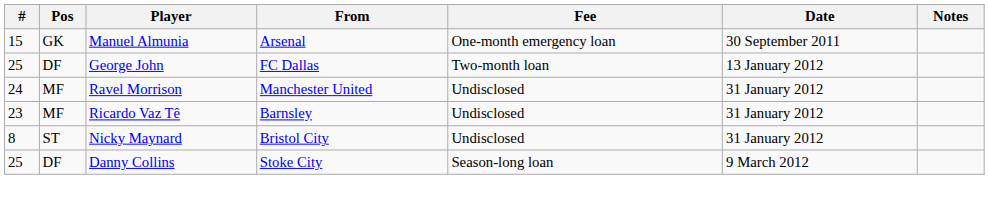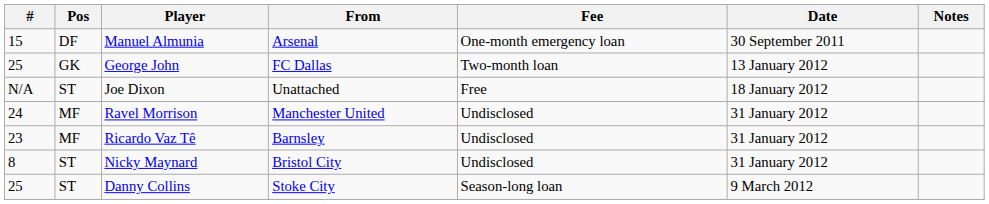(53, 41) GK -> (68, 41) DF
(52, 65) DF -> (69, 65) GK
+ row: (135, 89)
(52, 162) DF -> (67, 187) ST
